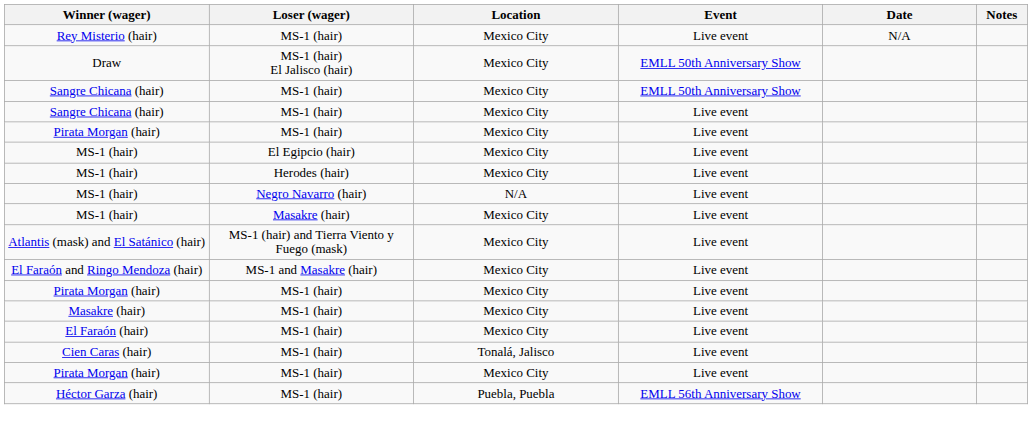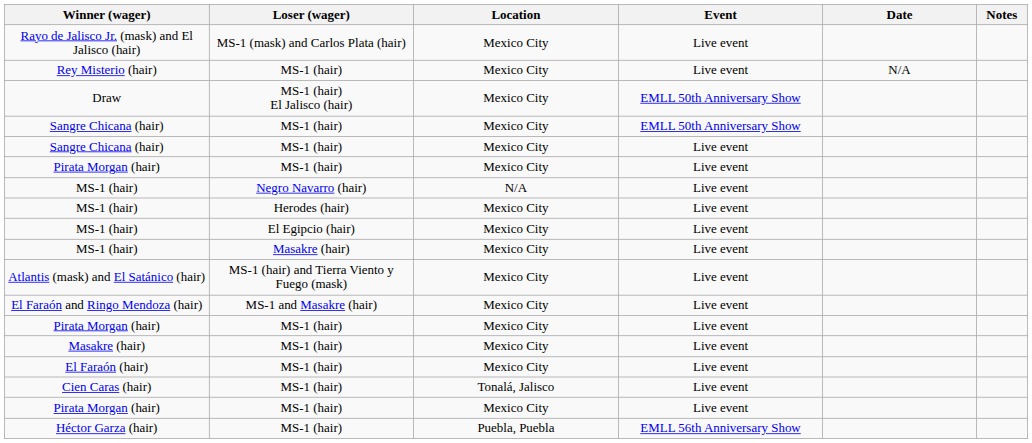+ row: (107, 42)
rows swapped: (107, 152) <-> (107, 193)
